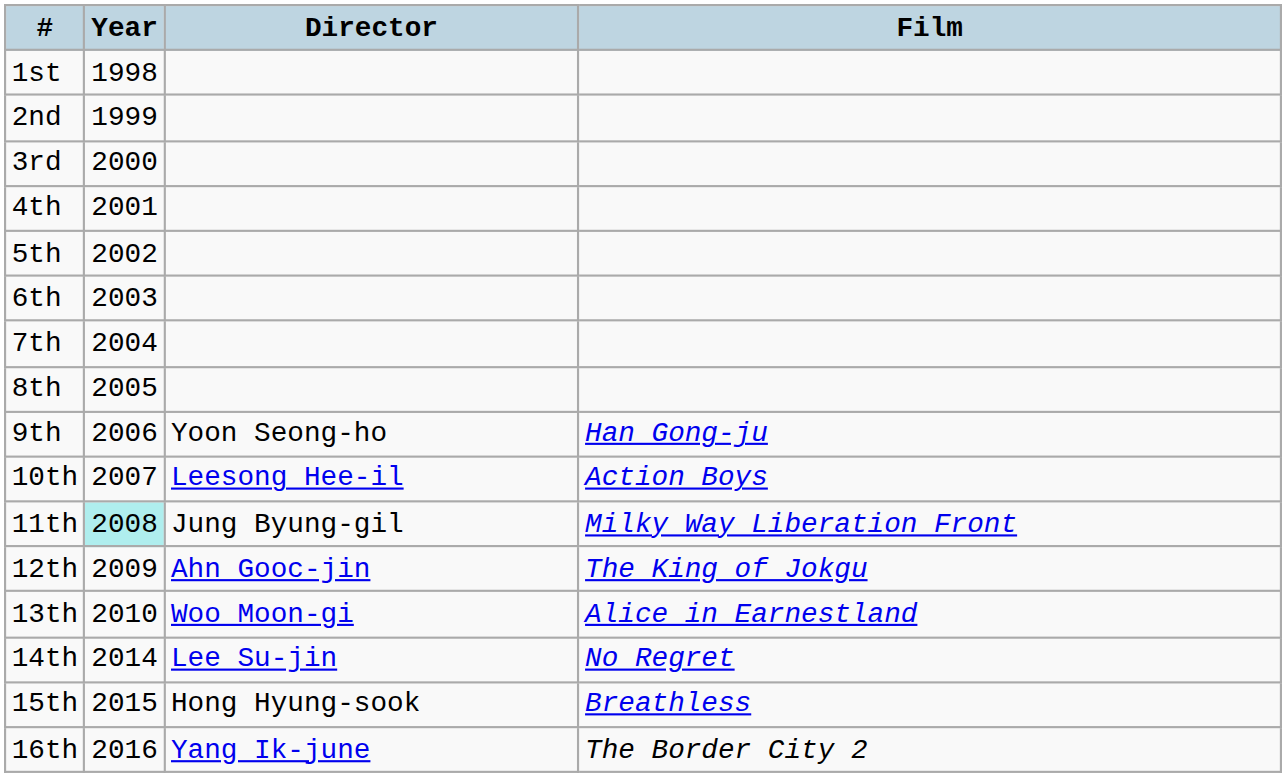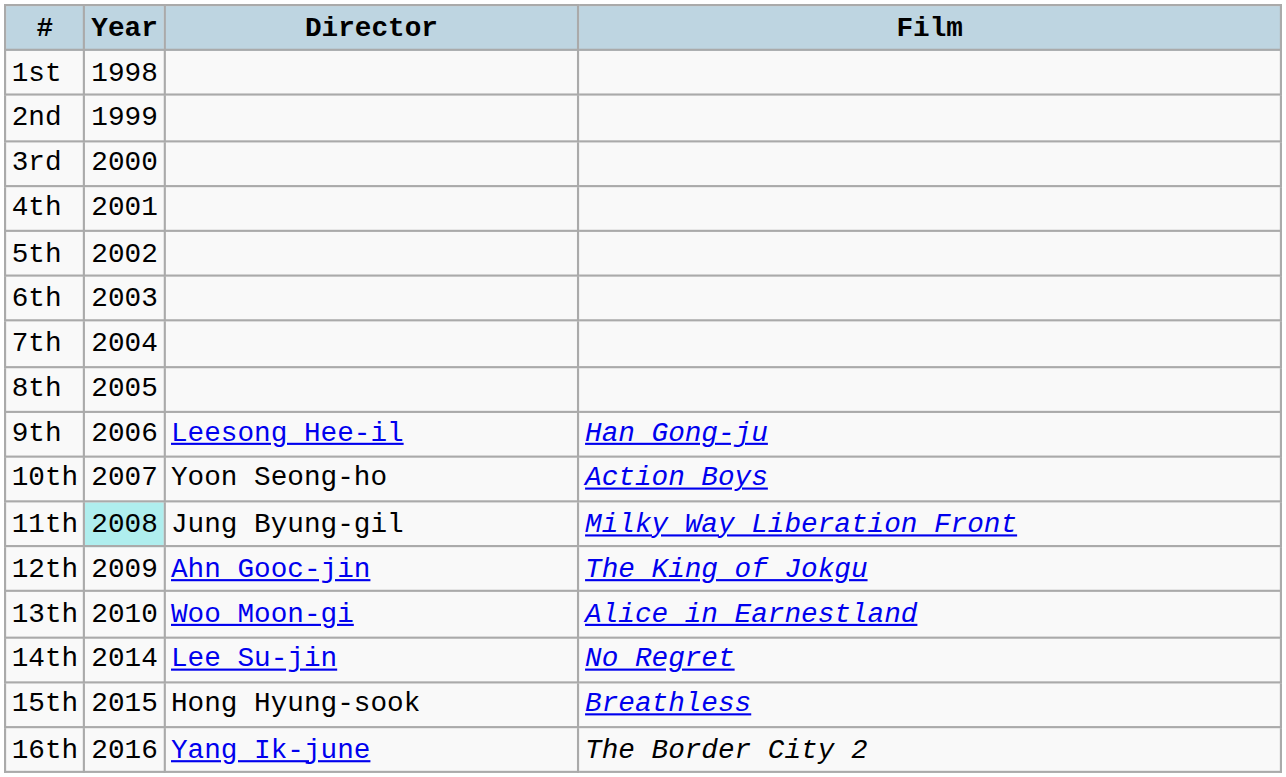(279, 434) Yoon Seong-ho -> (287, 434) Leesong Hee-il
(287, 479) Leesong Hee-il -> (279, 479) Yoon Seong-ho
